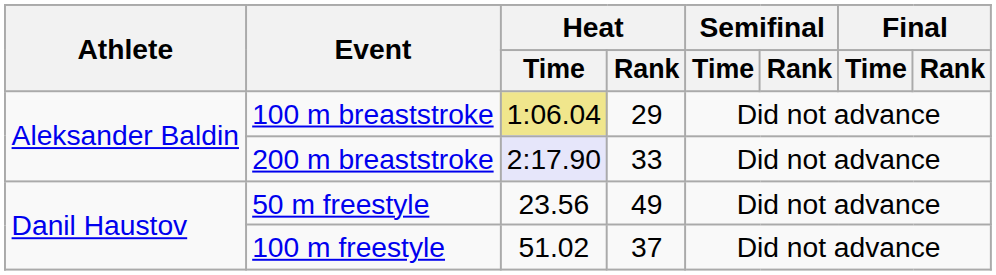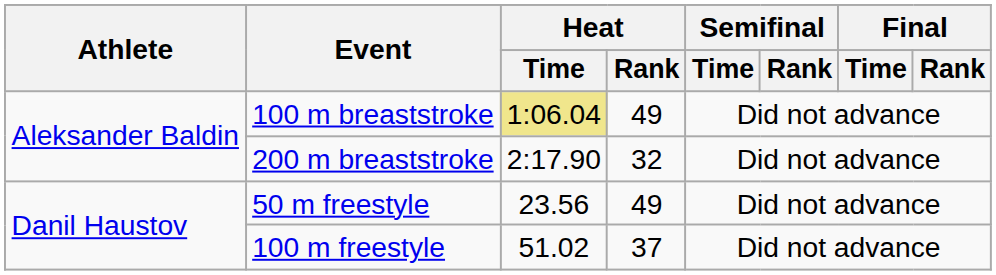(647, 114) 29 -> (647, 114) 49
(554, 159) lavender background -> (554, 159) no background
(647, 159) 33 -> (647, 159) 32
